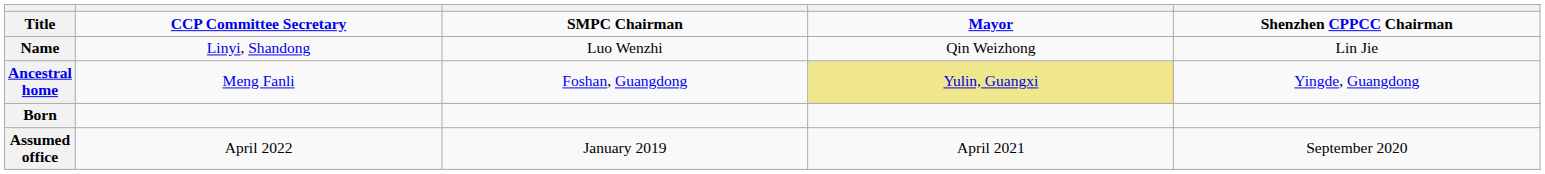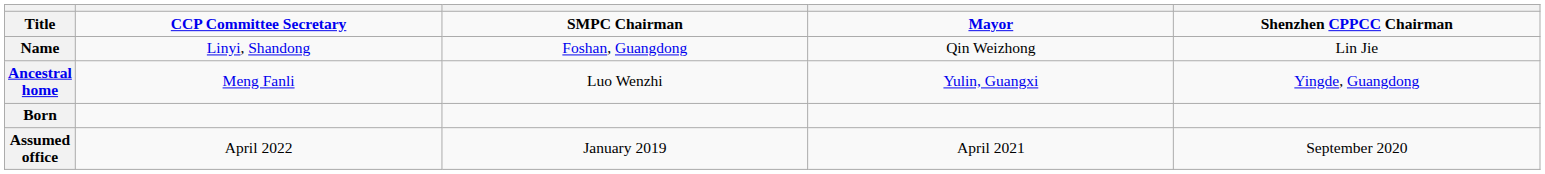(625, 48) Luo Wenzhi -> (625, 48) Foshan, Guangdong
(625, 81) Foshan, Guangdong -> (625, 81) Luo Wenzhi
(991, 81) khaki background -> (991, 81) no background
